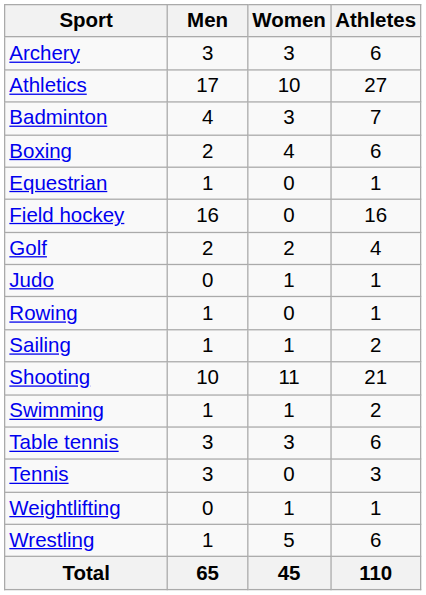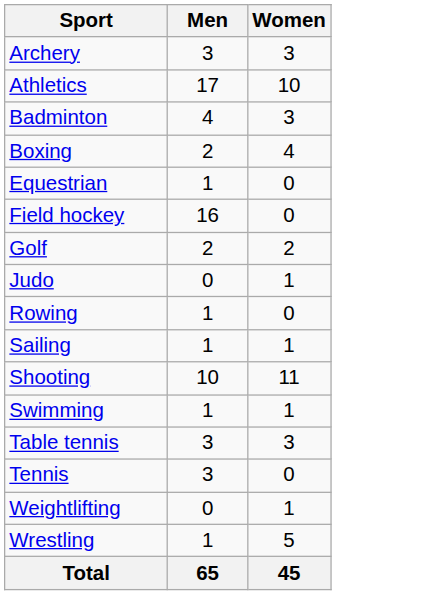- column: (376, 20)
